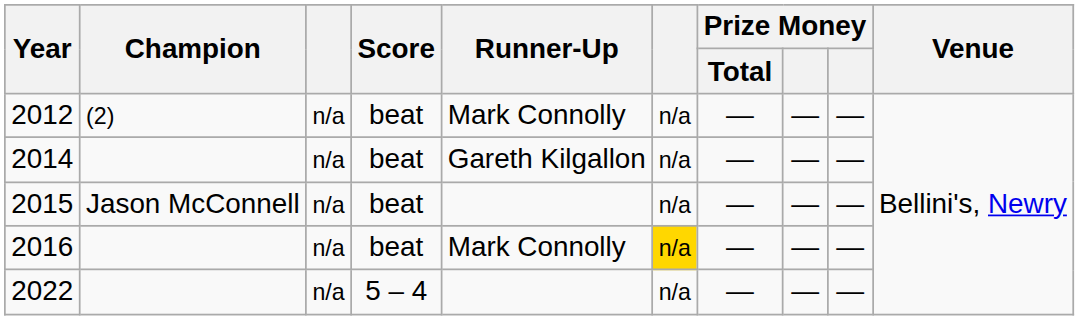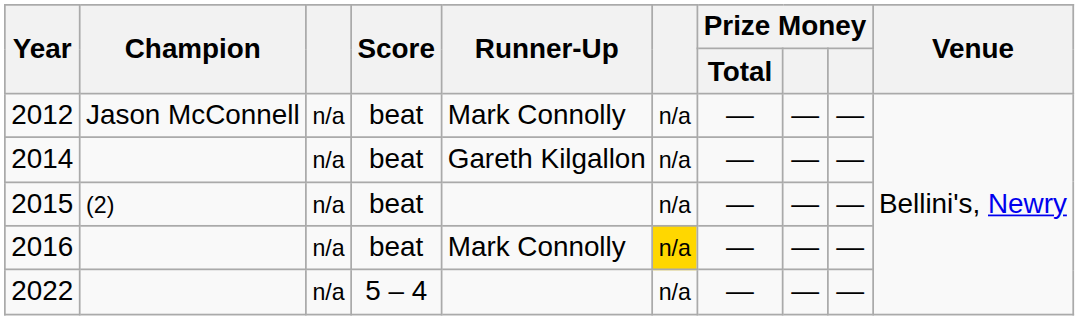(100, 116) (2) -> (193, 114) Jason McConnell
(193, 203) Jason McConnell -> (100, 204) (2)
